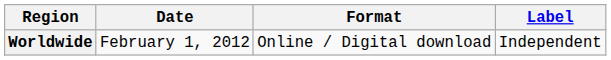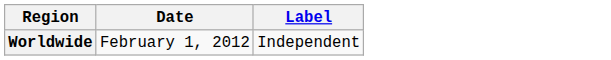- column: (374, 17)
